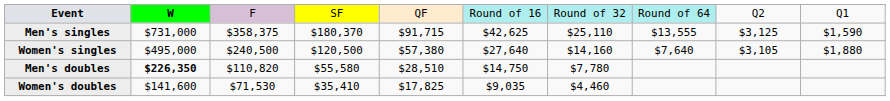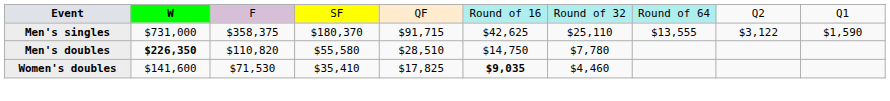(758, 32) $3,125 -> (758, 32) $3,122
- row: (68, 50)
(505, 86) normal -> (505, 68) bold
